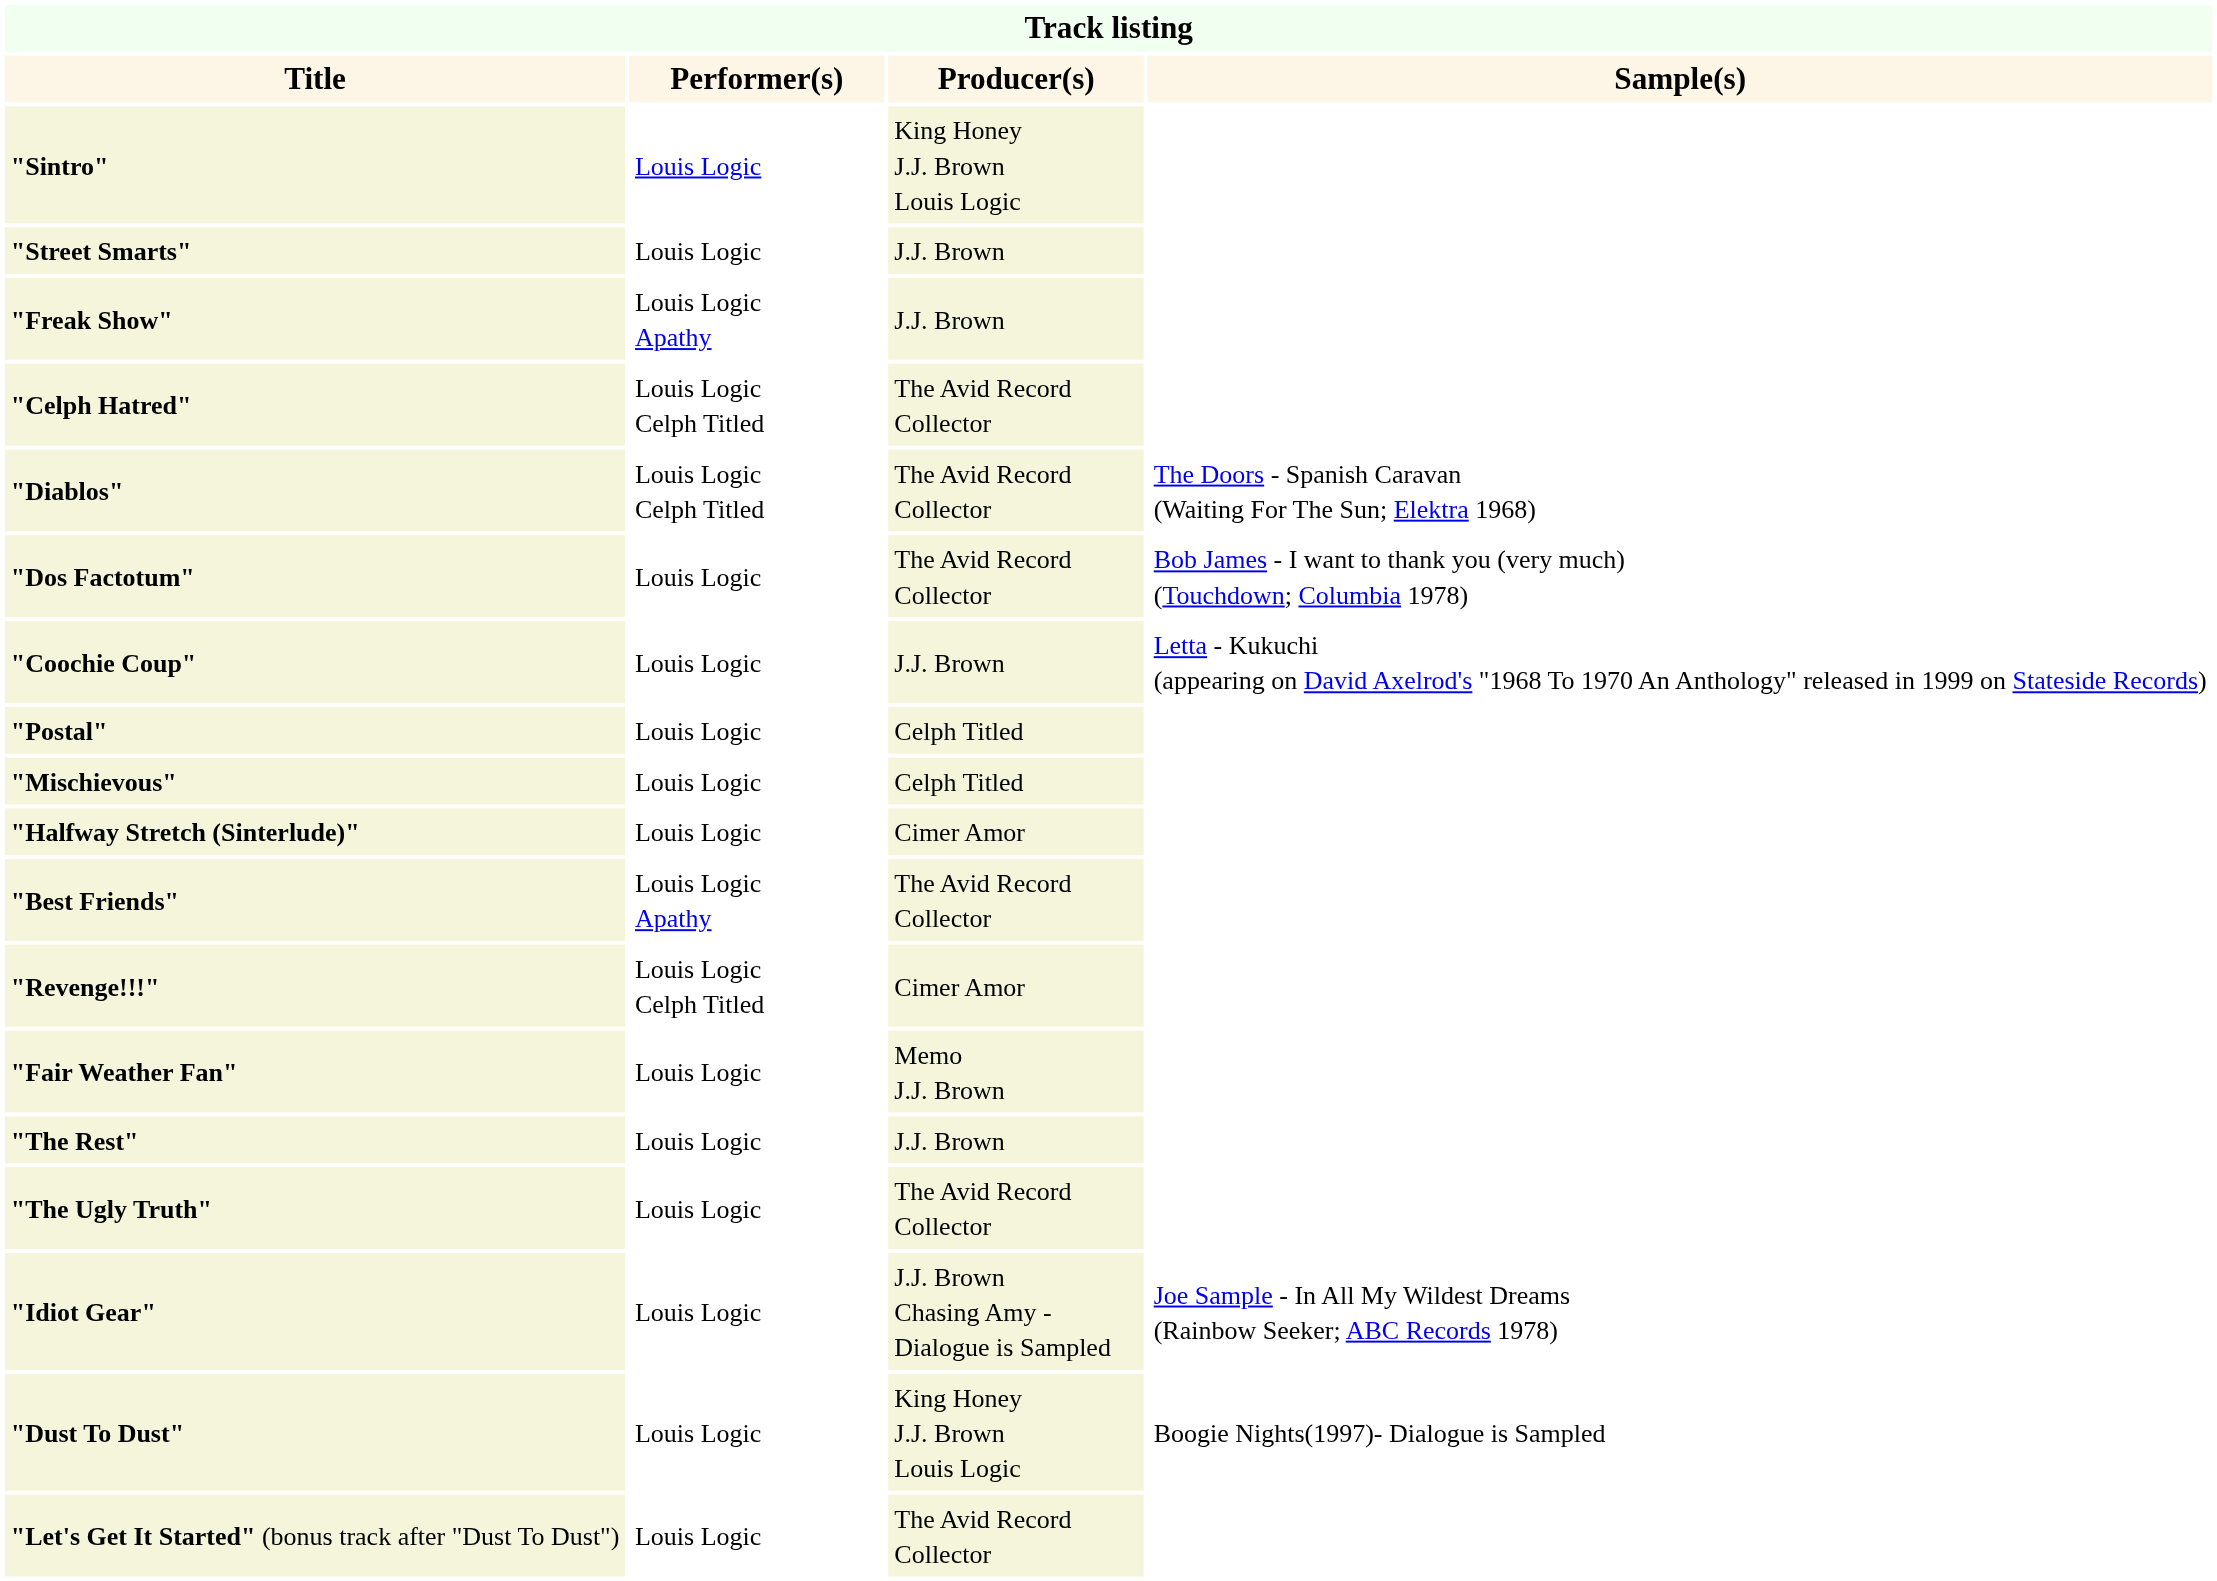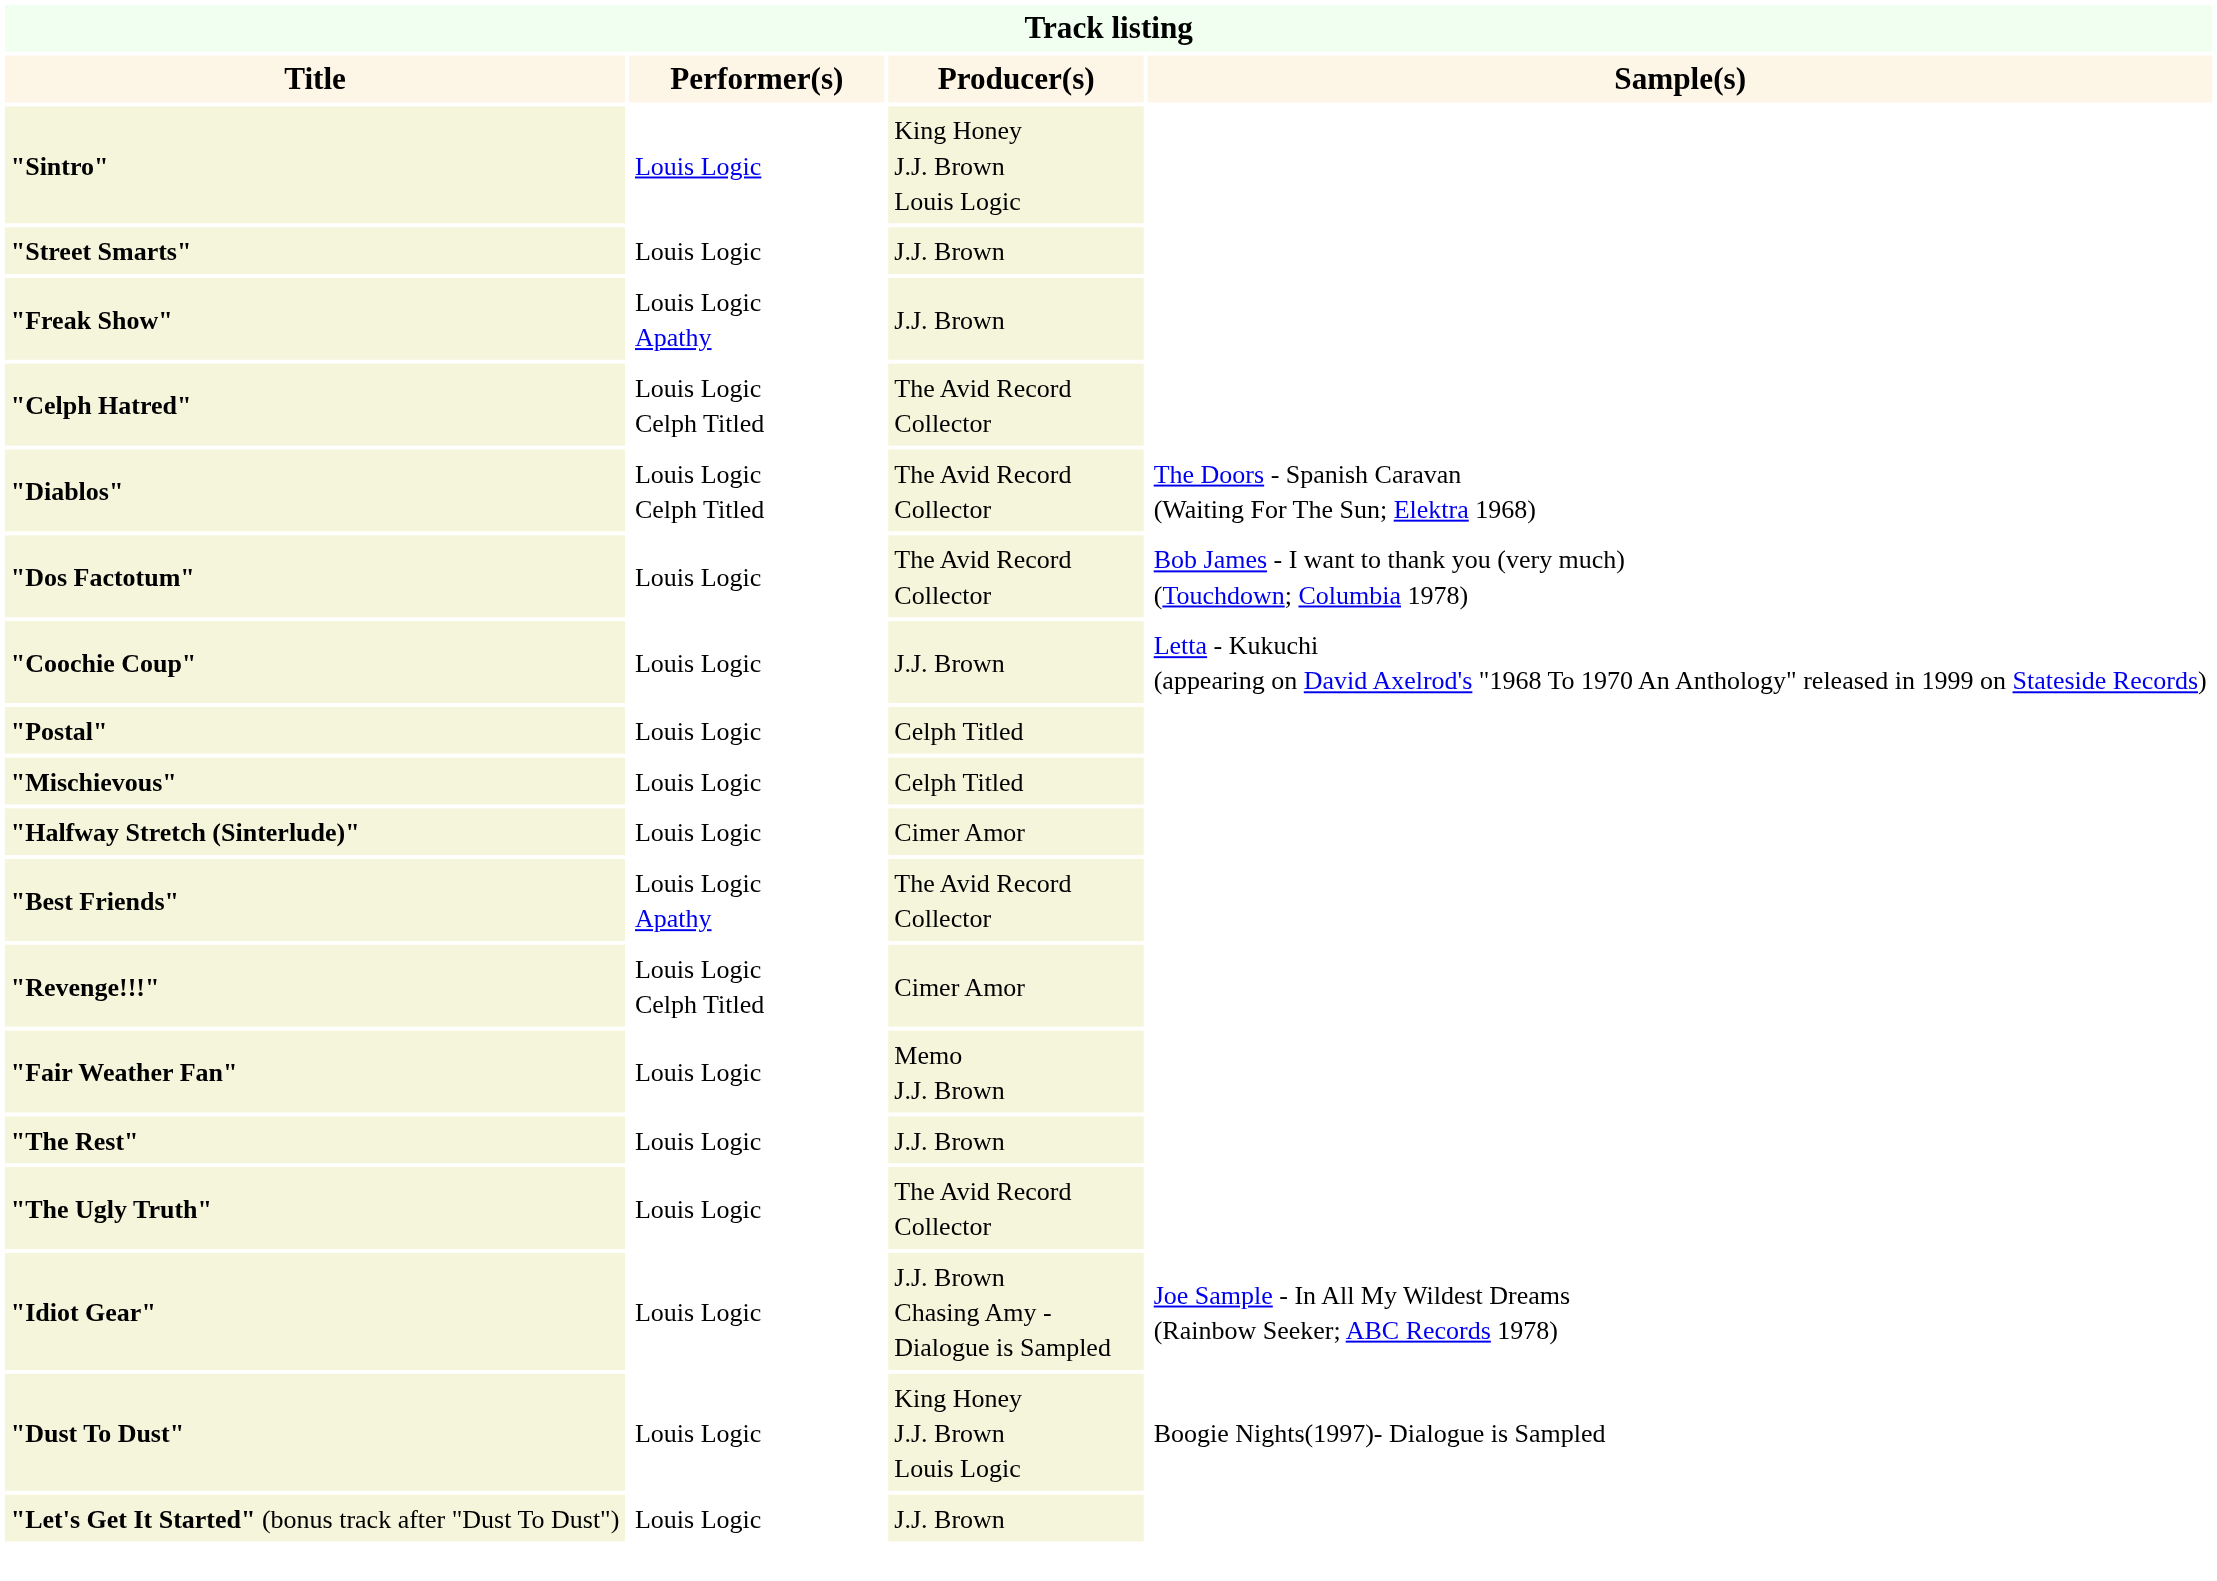(983, 1537) The Avid Record Collector -> (950, 1519) J.J. Brown
